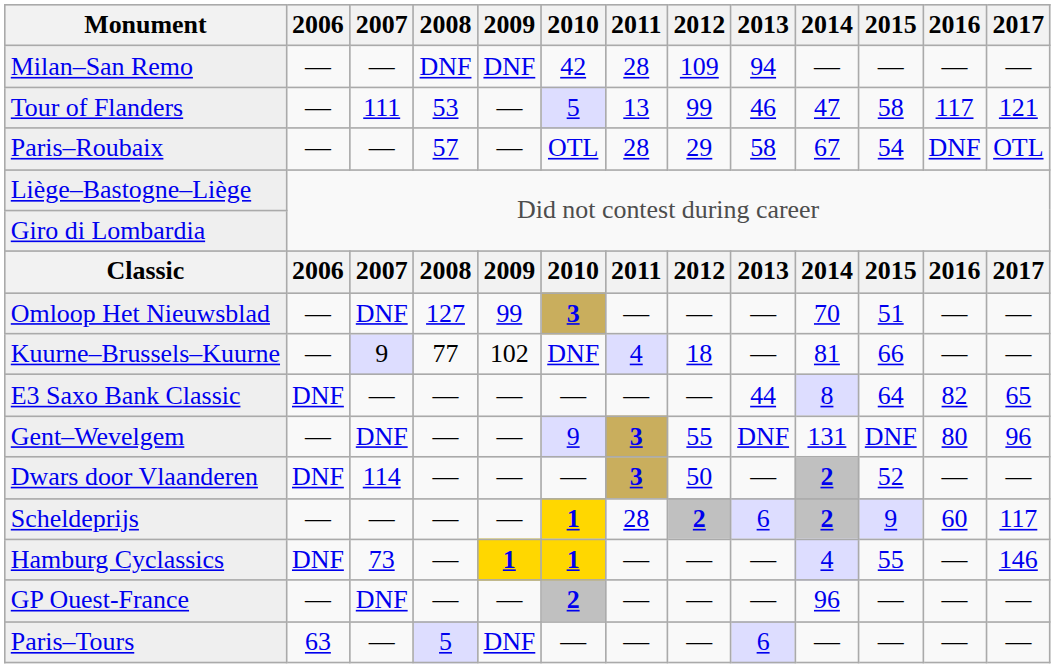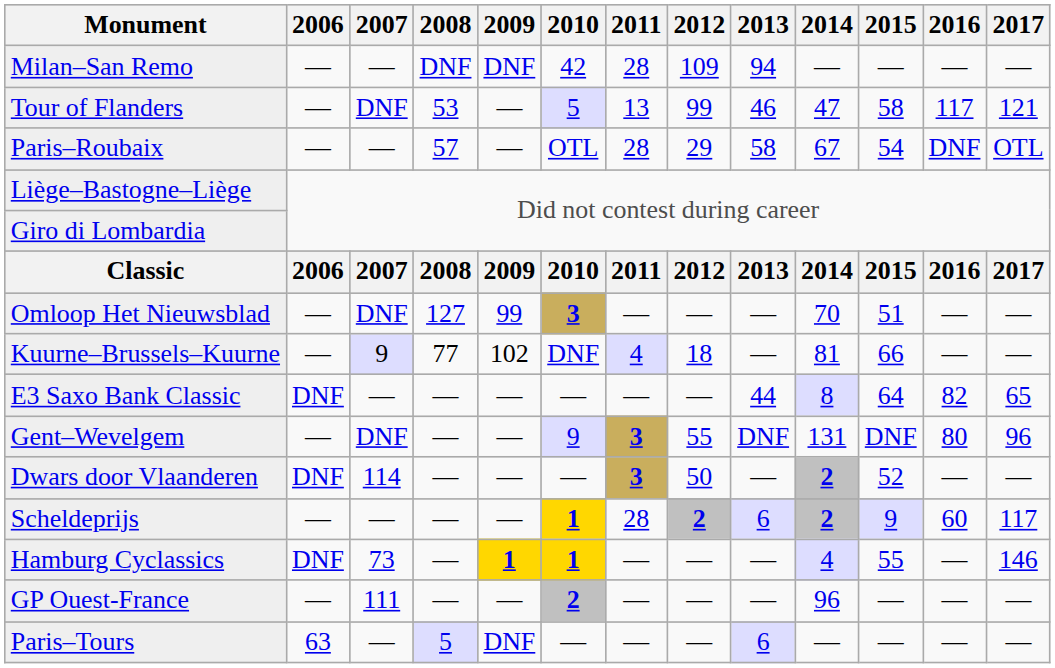(382, 107) 111 -> (382, 107) DNF
(382, 600) DNF -> (382, 600) 111
